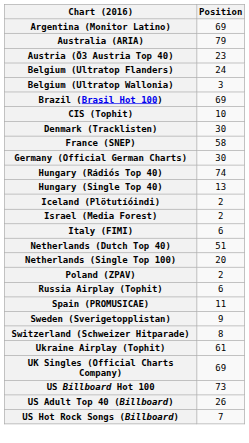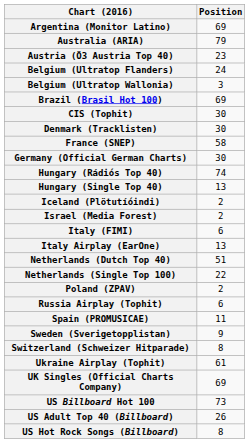(221, 114) 10 -> (221, 114) 30
+ row: (101, 246)
(221, 260) 20 -> (221, 275) 22
(221, 417) 7 -> (221, 431) 8
